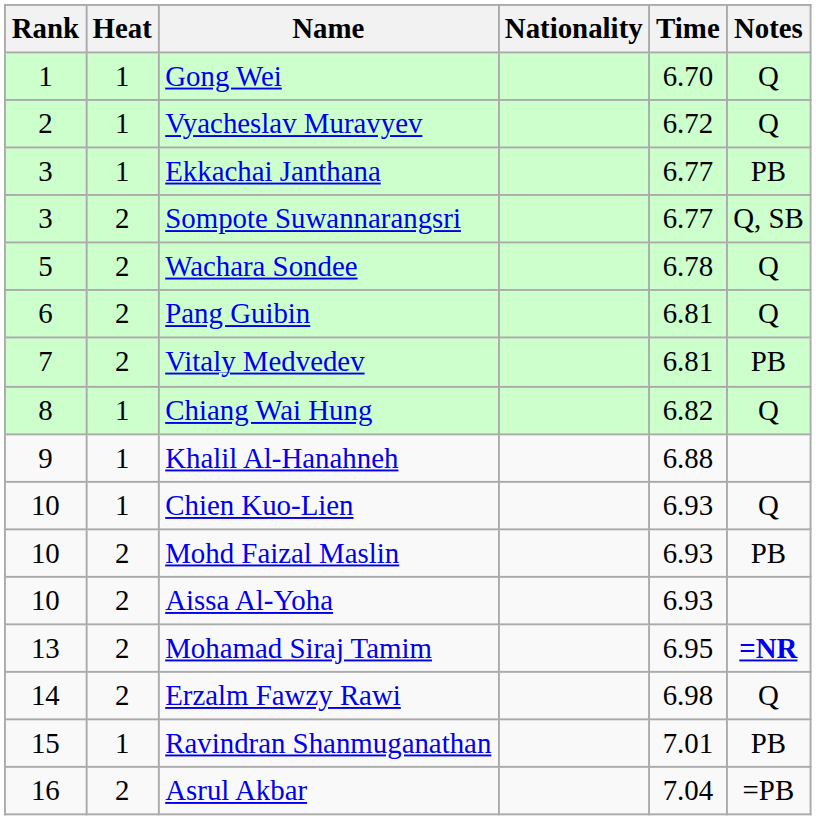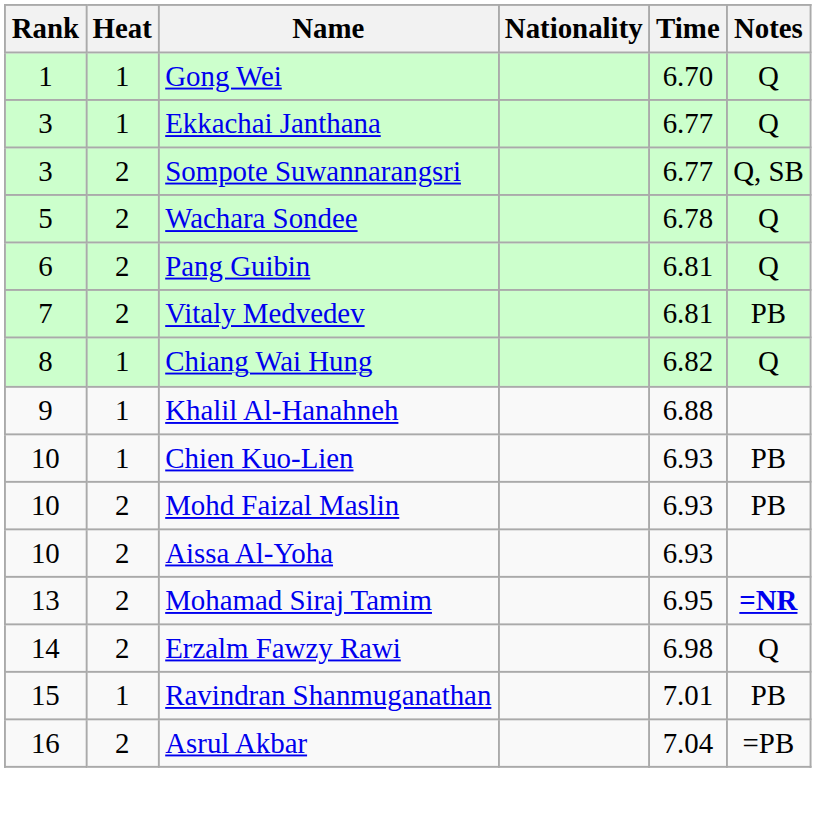- row: (294, 123)
(768, 171) PB -> (768, 123) Q
(768, 504) Q -> (768, 457) PB
